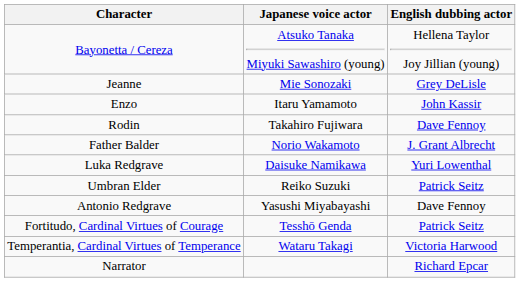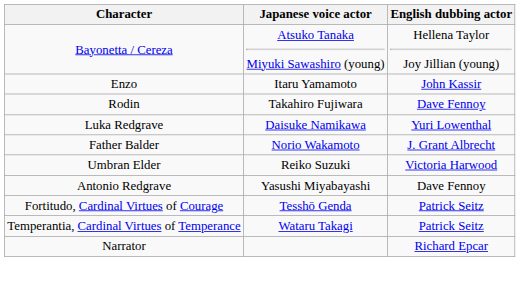- row: (124, 84)
rows swapped: (124, 165) <-> (124, 144)
(451, 185) Patrick Seitz -> (451, 165) Victoria Harwood
(451, 246) Victoria Harwood -> (451, 226) Patrick Seitz
